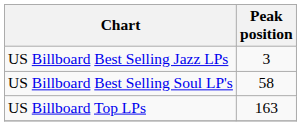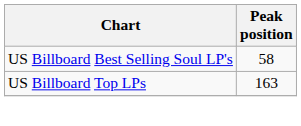- row: (118, 58)
